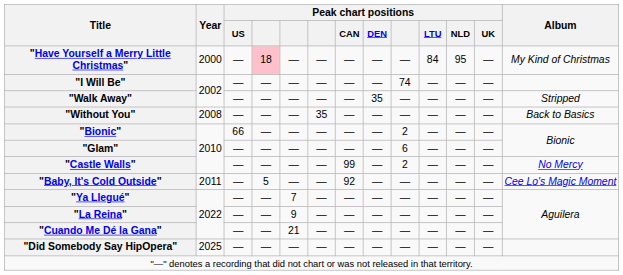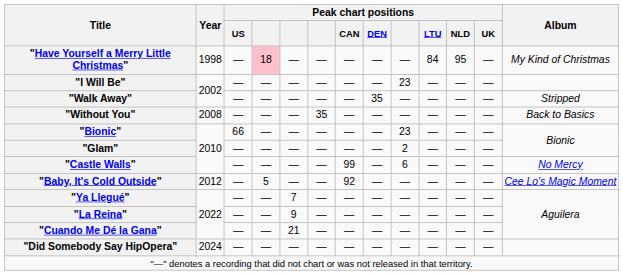(210, 60) 2000 -> (210, 60) 1998
(405, 82) 74 -> (405, 82) 23
(405, 132) 2 -> (405, 132) 23
(405, 148) 6 -> (405, 148) 2
(405, 165) 2 -> (405, 165) 6
(210, 181) 2011 -> (210, 181) 2012
(210, 247) 2025 -> (210, 247) 2024
